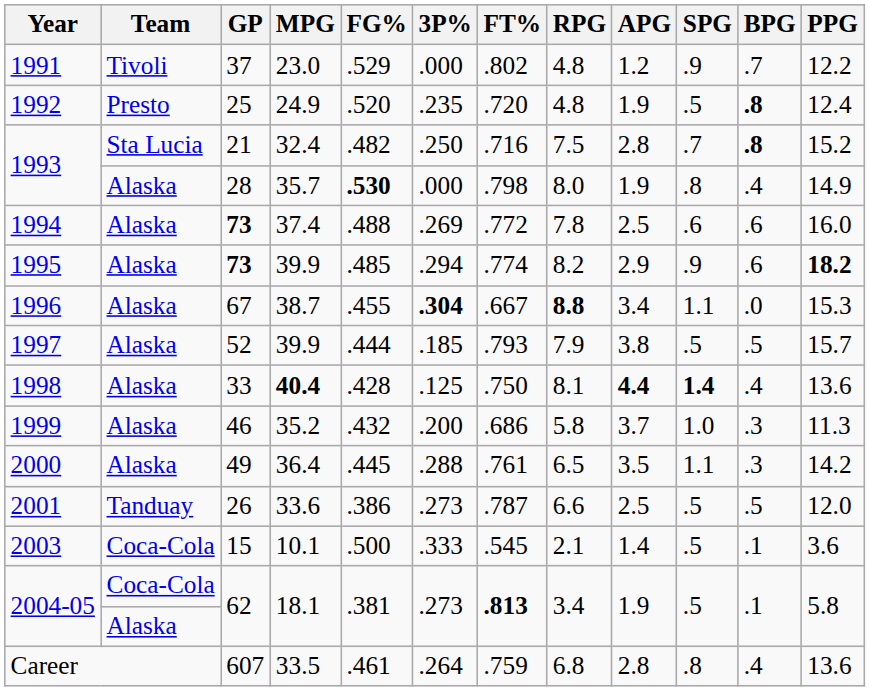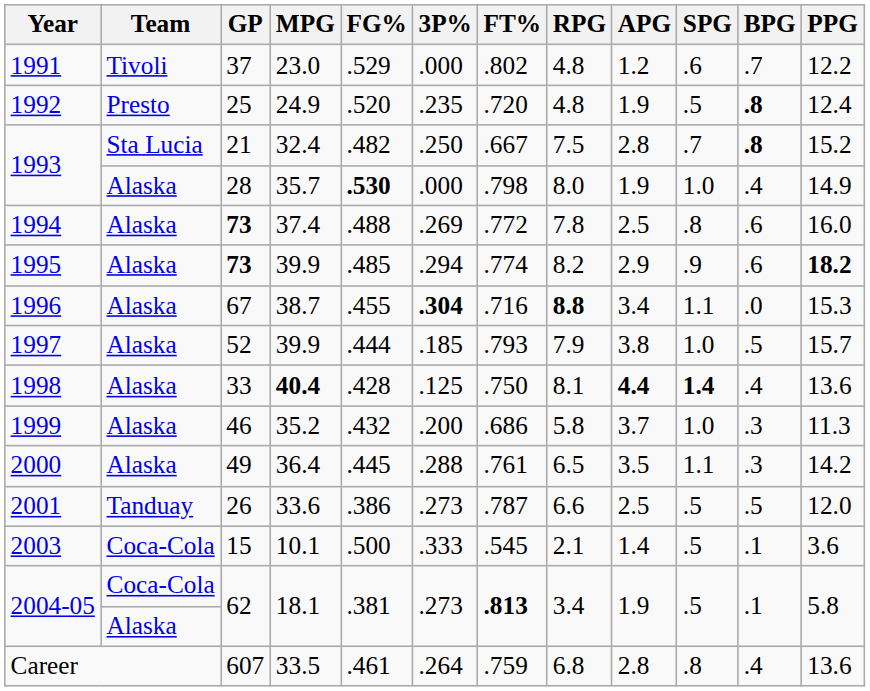(692, 64) .9 -> (692, 64) .6
(506, 144) .716 -> (506, 144) .667
(692, 184) .8 -> (699, 184) 1.0
(692, 225) .6 -> (692, 225) .8
(506, 305) .667 -> (506, 305) .716
(692, 345) .5 -> (699, 345) 1.0
